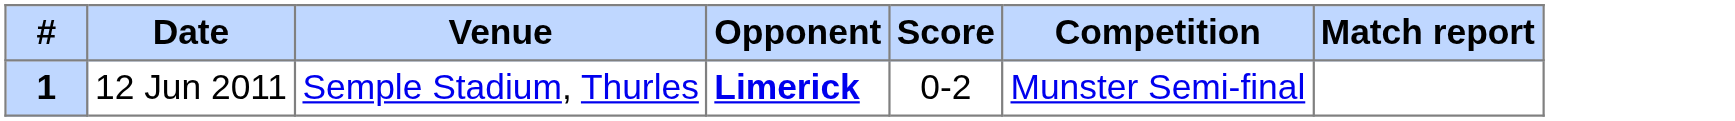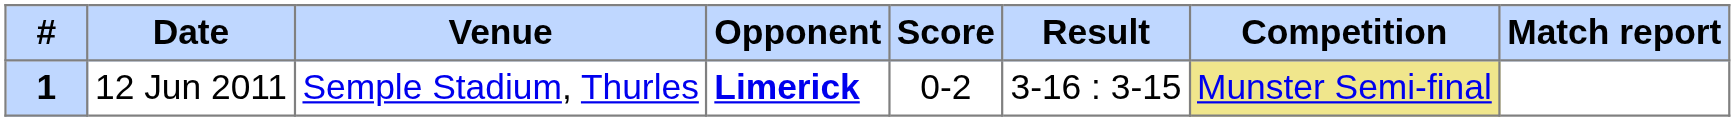+ column: (1096, 32)
(1158, 87) no background -> (1344, 87) khaki background
